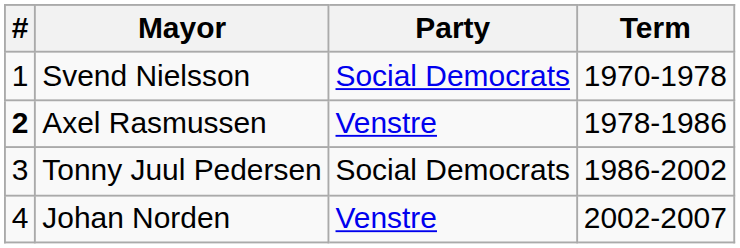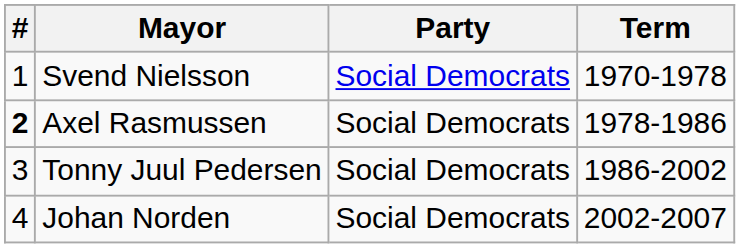(386, 123) Venstre -> (453, 123) Social Democrats
(386, 218) Venstre -> (453, 218) Social Democrats
